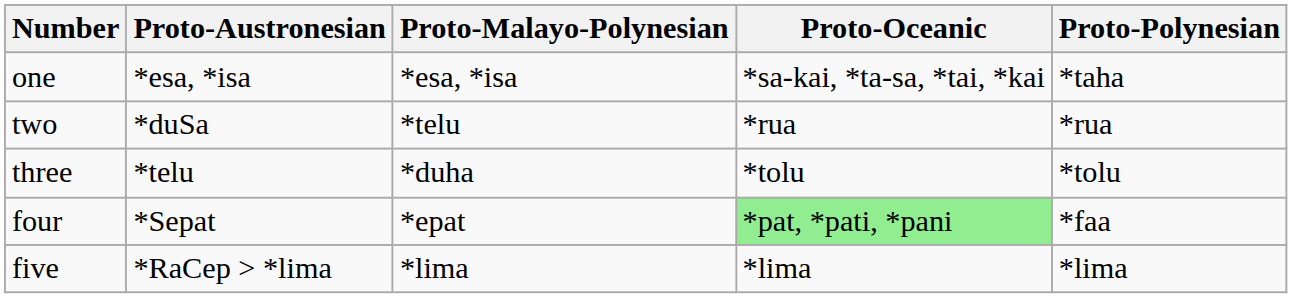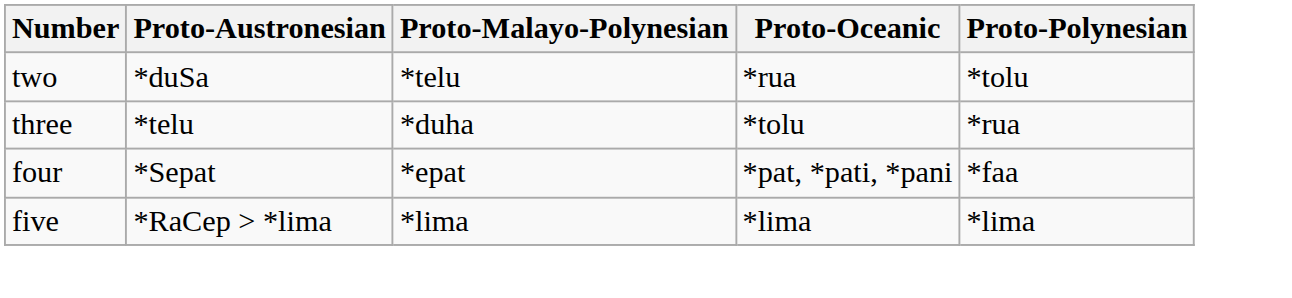- row: (34, 76)
(1086, 124) *rua -> (998, 76) *tolu
(1090, 172) *tolu -> (993, 124) *rua
(848, 220) lightgreen background -> (848, 172) no background
